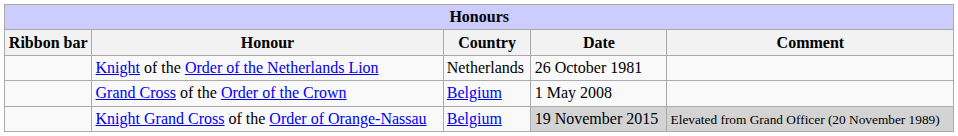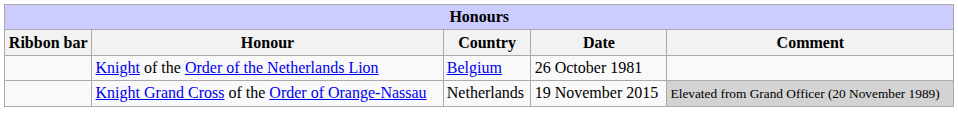(485, 67) Netherlands -> (474, 67) Belgium
- row: (221, 93)
(474, 118) Belgium -> (485, 93) Netherlands
(596, 118) lightgrey background -> (596, 93) no background
